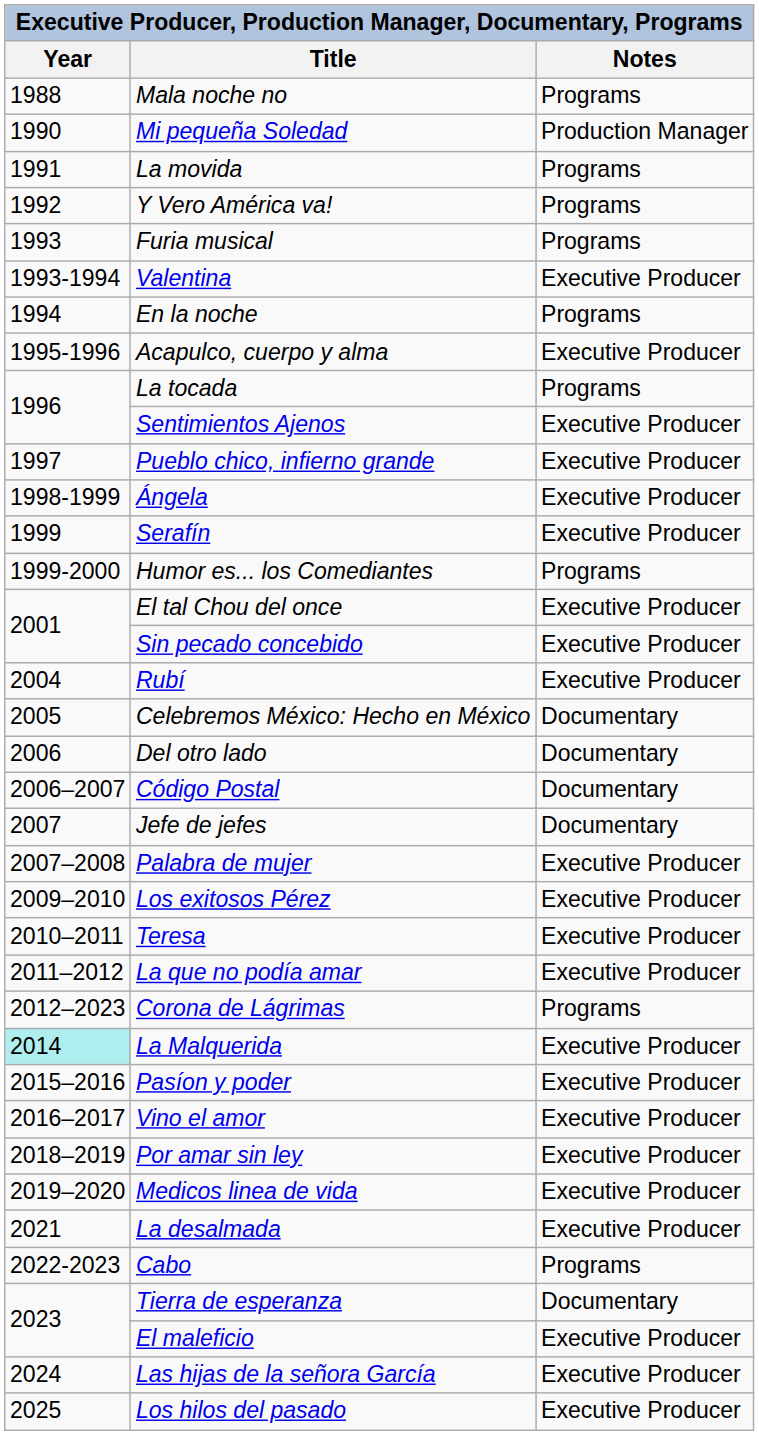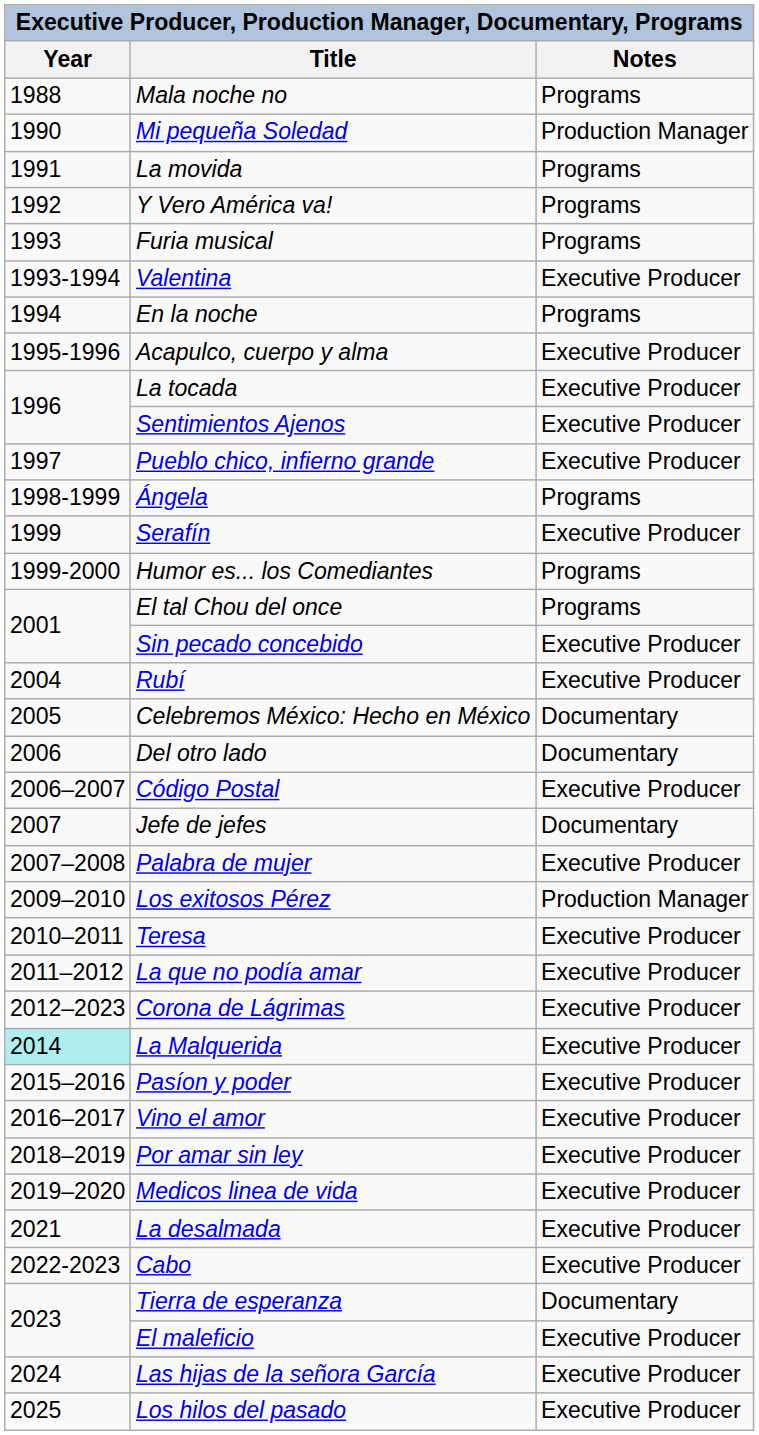(591, 388) Programs -> (641, 388) Executive Producer
(641, 497) Executive Producer -> (591, 497) Programs
(641, 607) Executive Producer -> (591, 607) Programs
(610, 790) Documentary -> (641, 790) Executive Producer
(641, 899) Executive Producer -> (645, 899) Production Manager
(591, 1009) Programs -> (641, 1009) Executive Producer
(591, 1265) Programs -> (641, 1265) Executive Producer
